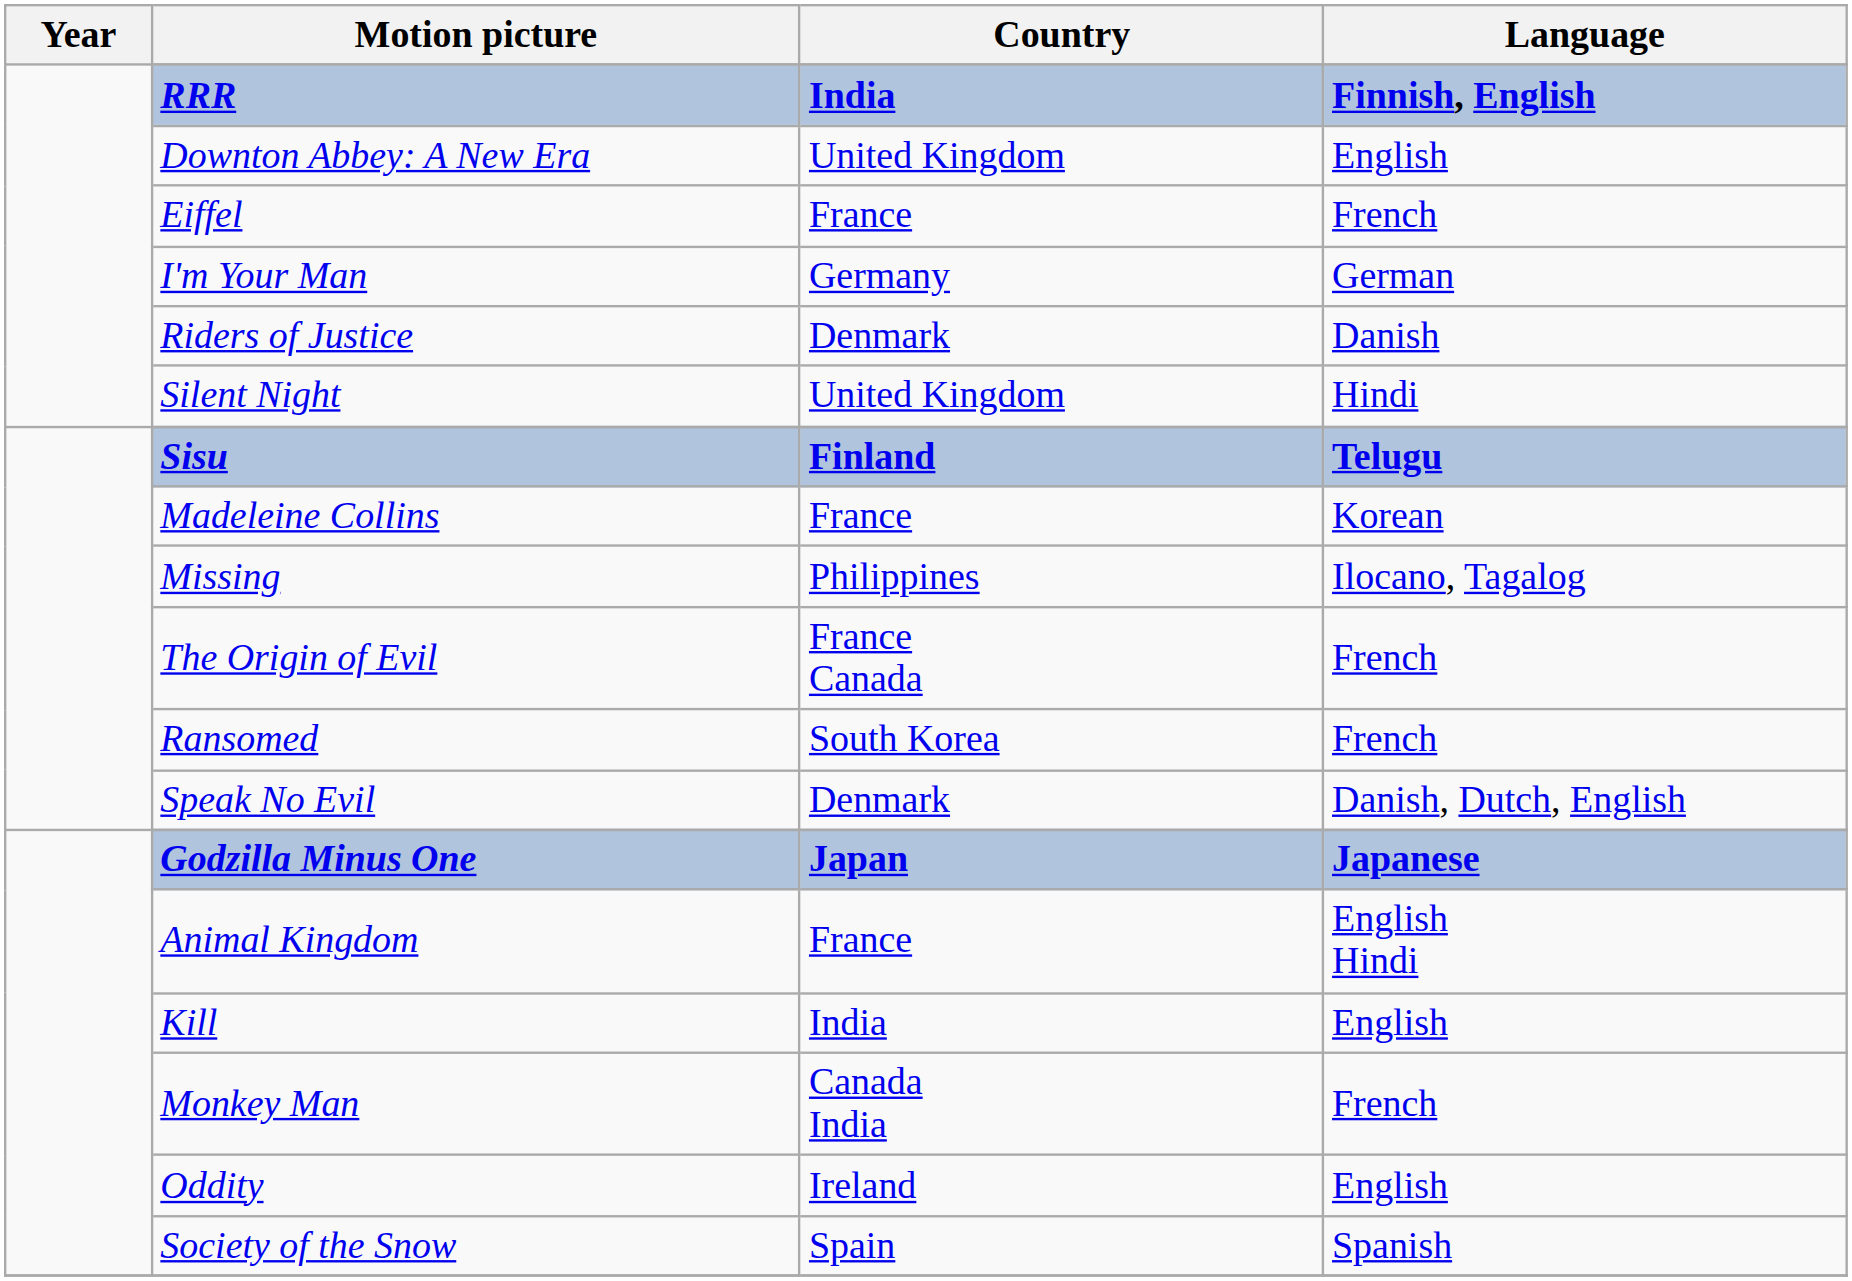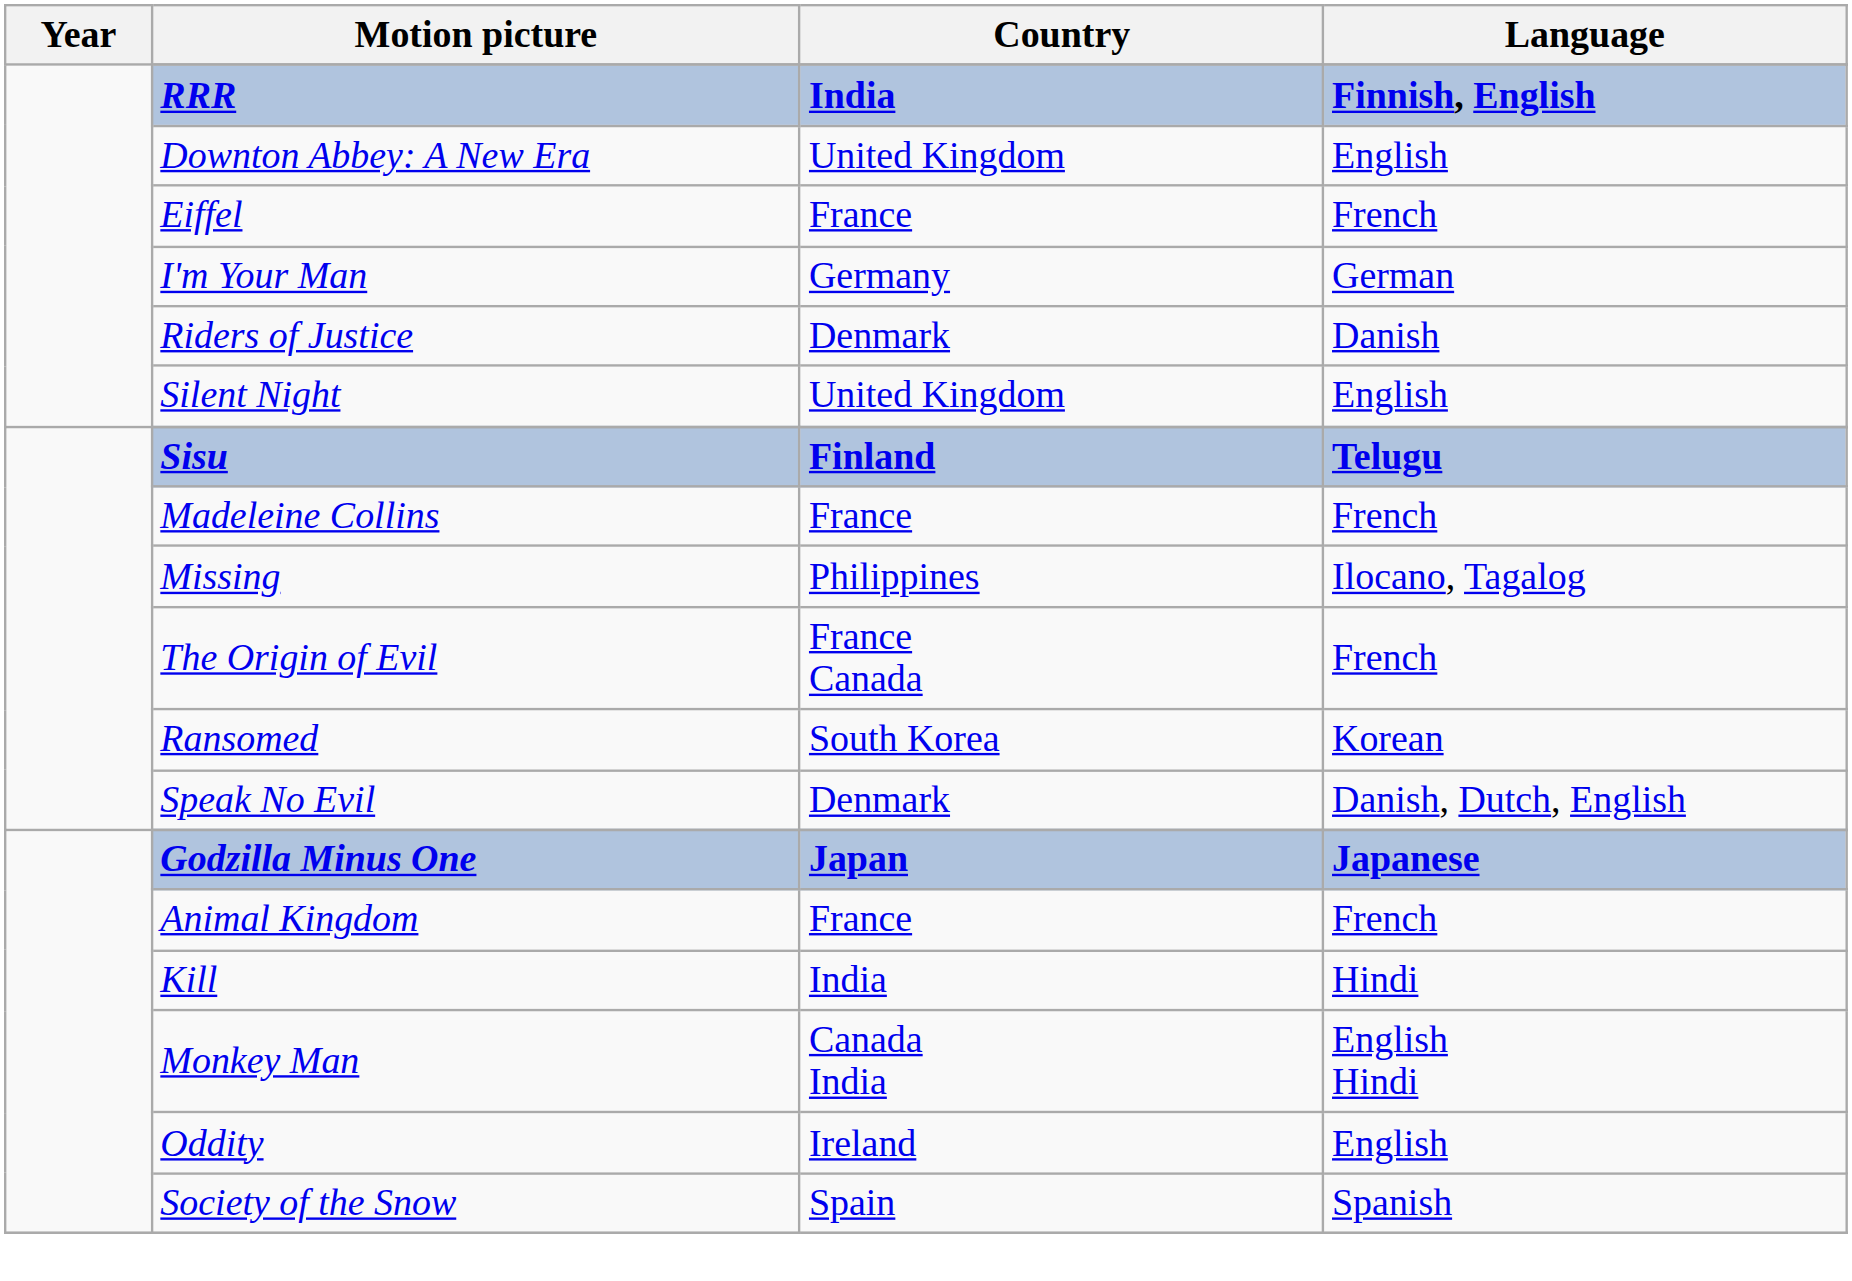(1375, 395) Hindi -> (1390, 395) English
(1388, 515) Korean -> (1385, 515) French
(1385, 738) French -> (1388, 738) Korean
(1390, 940) English Hindi -> (1385, 919) French
(1390, 1021) English -> (1375, 979) Hindi
(1385, 1103) French -> (1390, 1060) English Hindi
